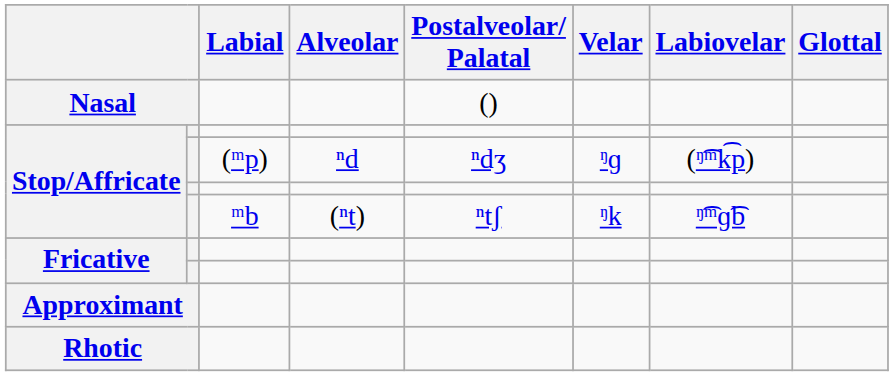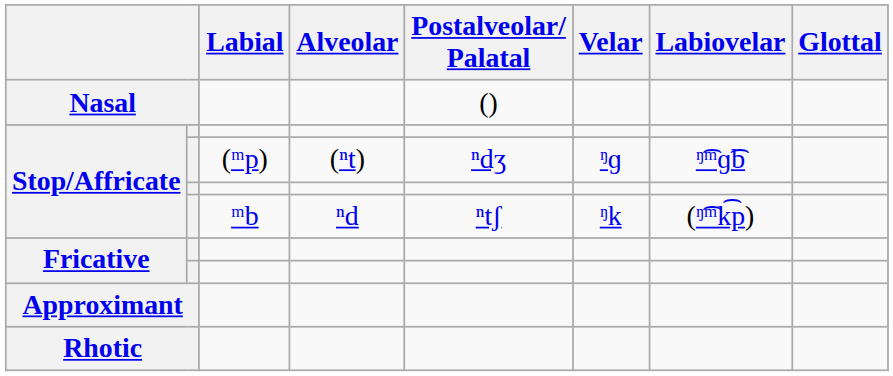(347, 159) ⁿd -> (347, 159) (ⁿt)
(720, 159) (ᵑ͡ᵐk͡p) -> (720, 159) ᵑ͡ᵐɡ͡b
(347, 216) (ⁿt) -> (347, 216) ⁿd
(720, 216) ᵑ͡ᵐɡ͡b -> (720, 216) (ᵑ͡ᵐk͡p)
